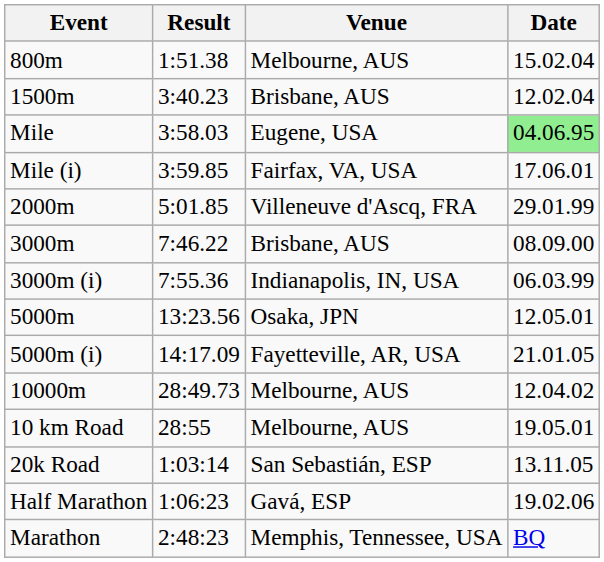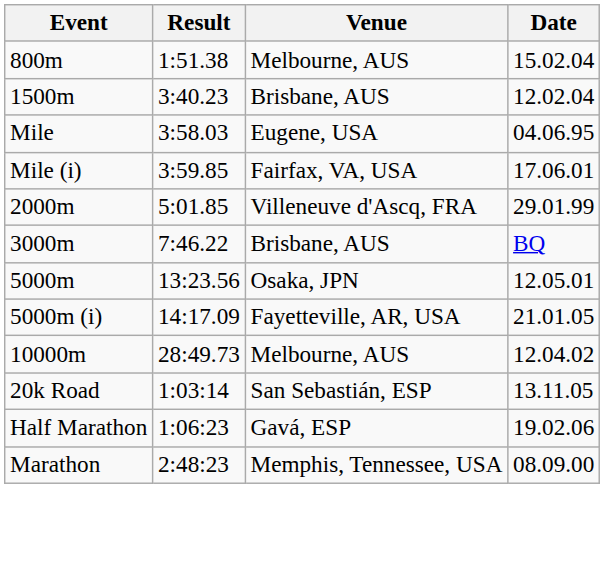(554, 133) lightgreen background -> (554, 133) no background
(554, 243) 08.09.00 -> (529, 243) BQ
- row: (56, 280)
- row: (67, 427)
(529, 538) BQ -> (554, 464) 08.09.00
